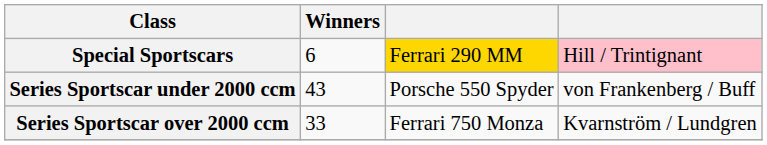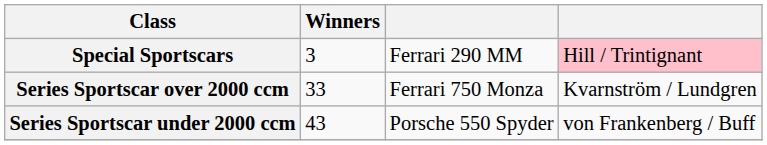(310, 55) 6 -> (310, 55) 3
(456, 55) gold background -> (456, 55) no background
rows swapped: (153, 123) <-> (153, 89)
